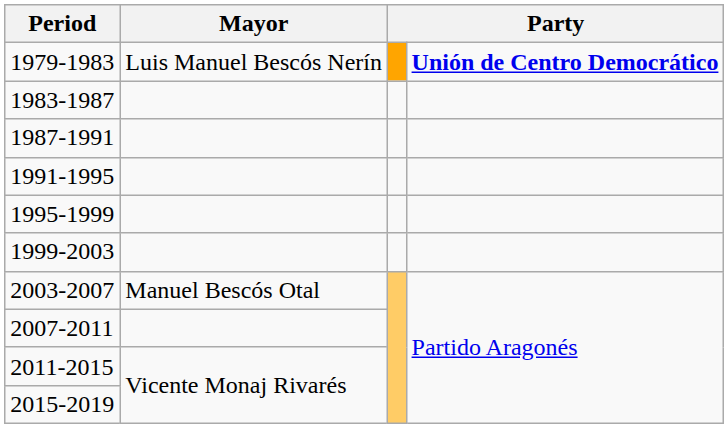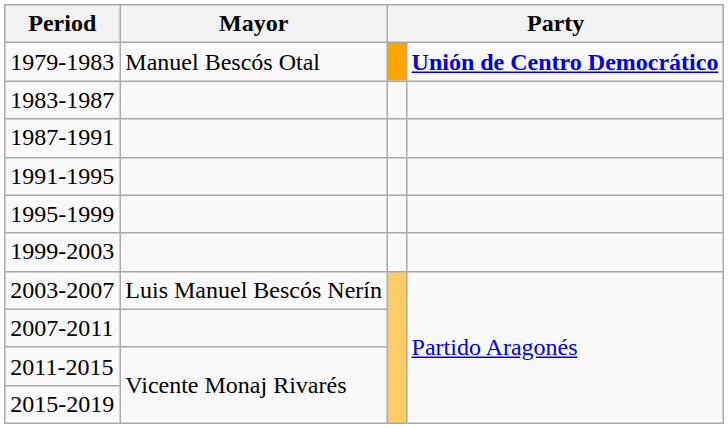(254, 61) Luis Manuel Bescós Nerín -> (223, 61) Manuel Bescós Otal
(223, 289) Manuel Bescós Otal -> (254, 289) Luis Manuel Bescós Nerín
